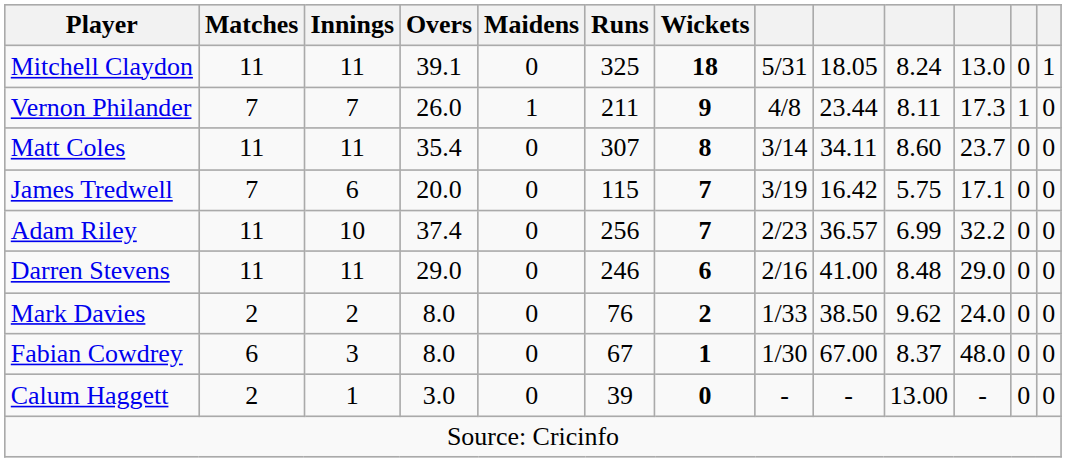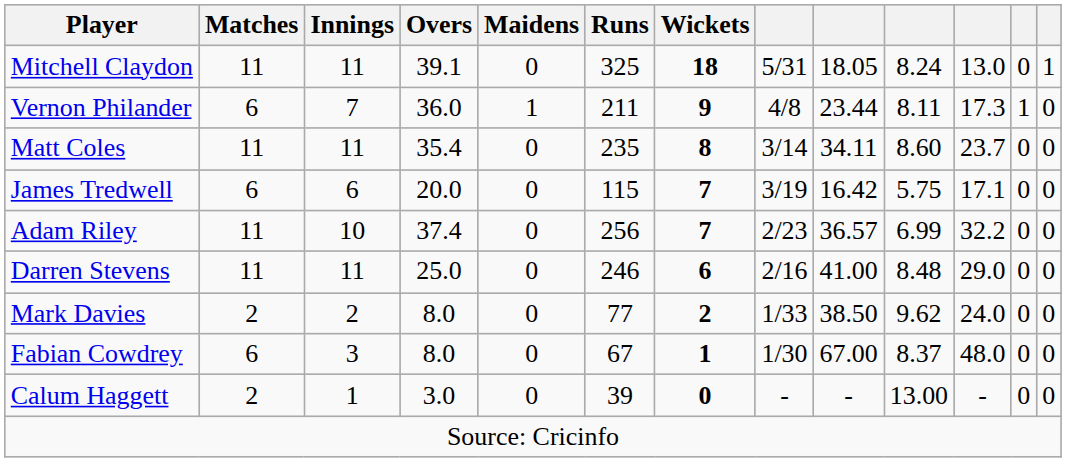(252, 107) 7 -> (252, 107) 6
(439, 107) 26.0 -> (439, 107) 36.0
(620, 148) 307 -> (620, 148) 235
(252, 189) 7 -> (252, 189) 6
(439, 271) 29.0 -> (439, 271) 25.0
(620, 312) 76 -> (620, 312) 77
